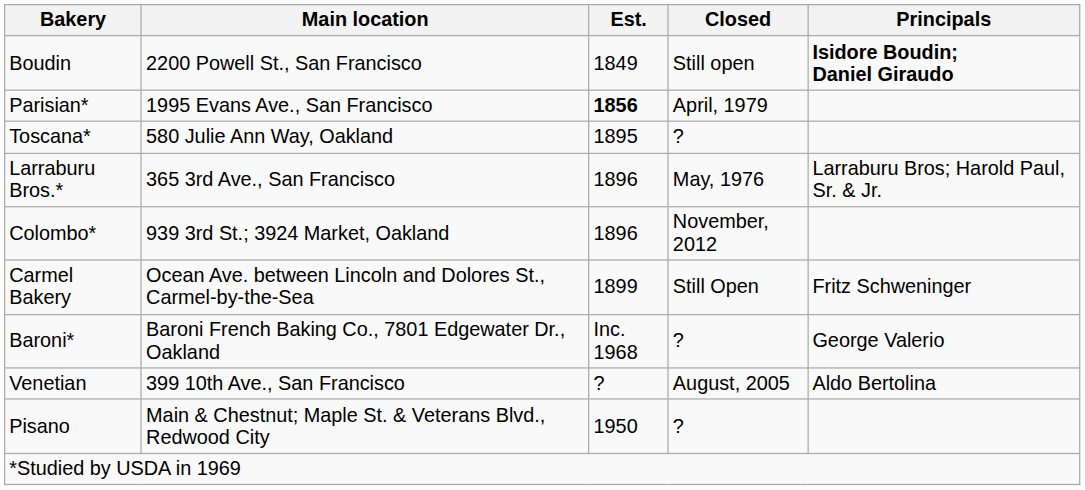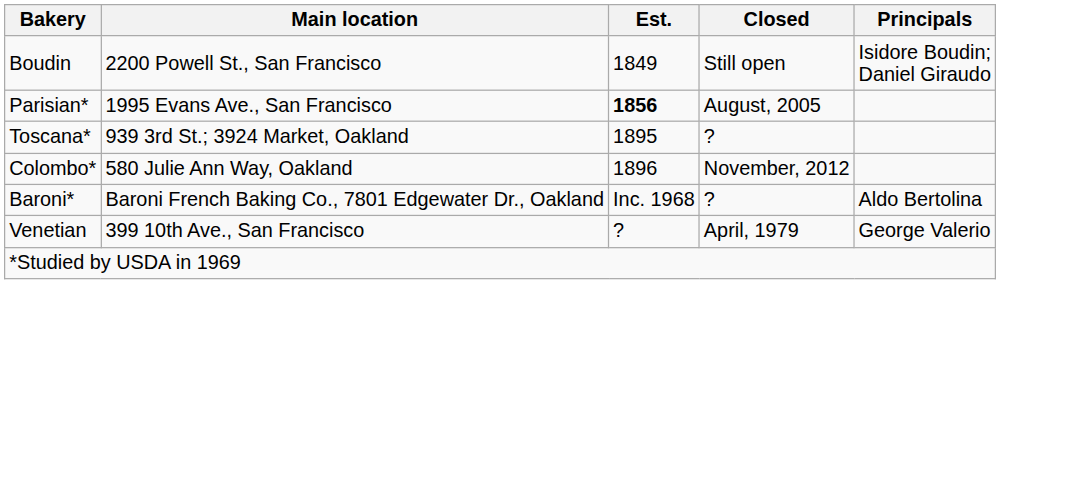(885, 62) bold -> (925, 62) normal
(720, 105) April, 1979 -> (762, 105) August, 2005
(270, 136) 580 Julie Ann Way, Oakland -> (257, 136) 939 3rd St.; 3924 Market, Oakland
- row: (52, 179)
(298, 233) 939 3rd St.; 3924 Market, Oakland -> (229, 168) 580 Julie Ann Way, Oakland
- row: (41, 287)
(878, 340) George Valerio -> (920, 199) Aldo Bertolina
(731, 383) August, 2005 -> (751, 231) April, 1979
(874, 383) Aldo Bertolina -> (925, 231) George Valerio
- row: (40, 426)
